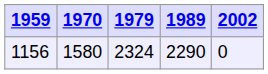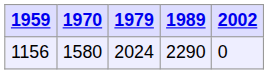(134, 52) 2324 -> (134, 52) 2024
